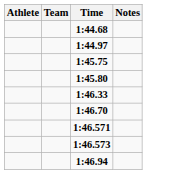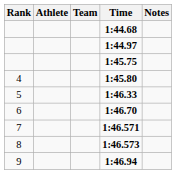+ column: (19, 12)
